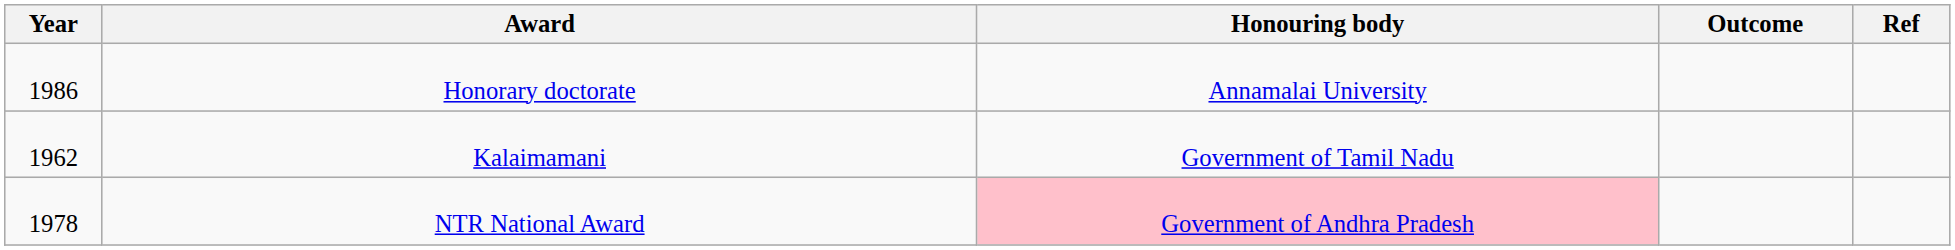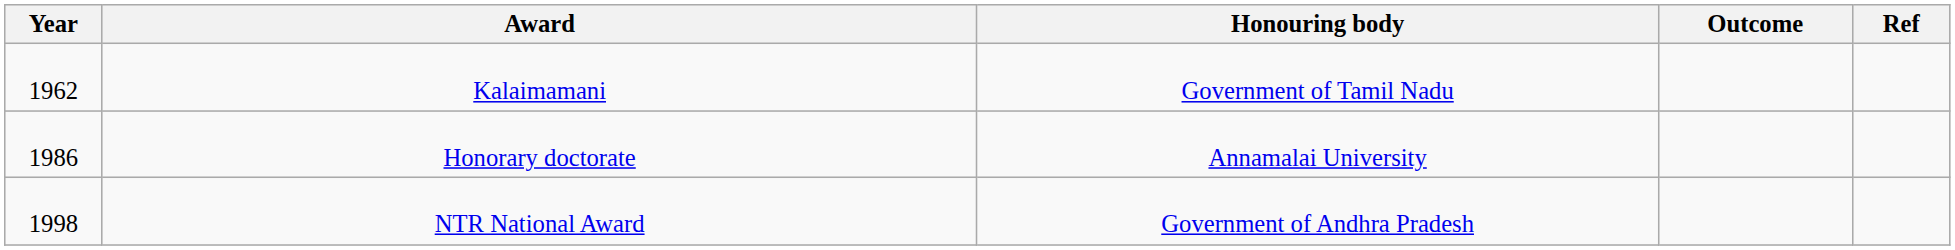rows swapped: (540, 90) <-> (540, 157)
(53, 224) 1978 -> (53, 224) 1998
(1318, 224) pink background -> (1318, 224) no background
